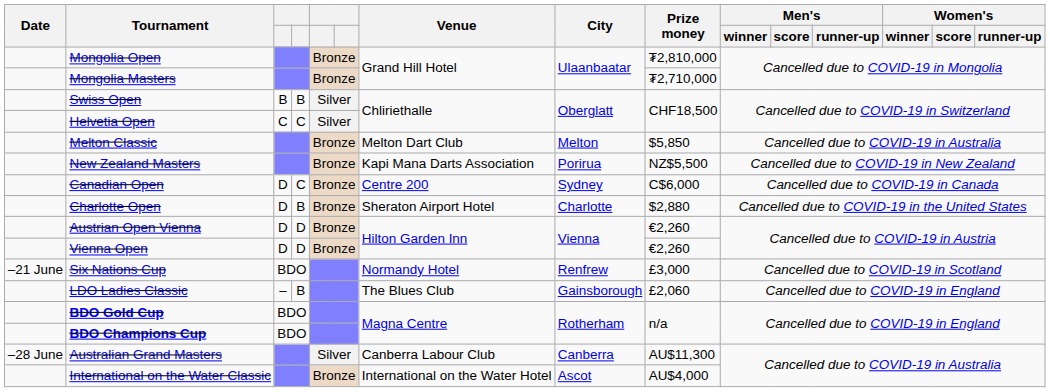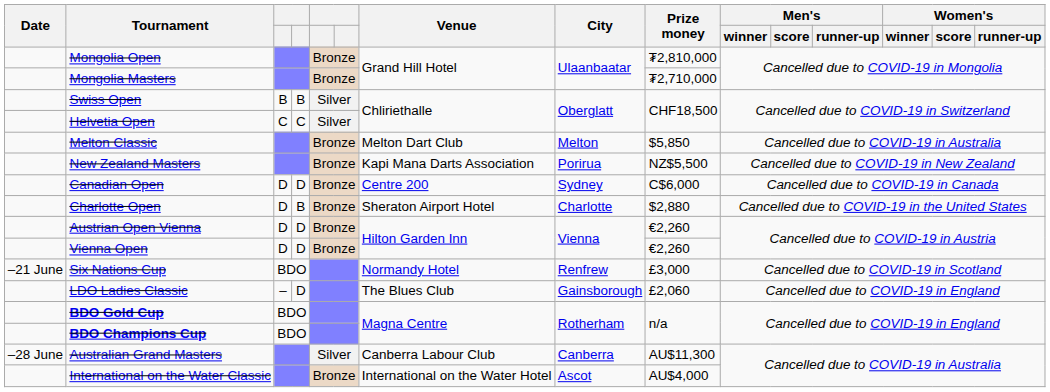(301, 184) C -> (301, 184) D
(301, 291) B -> (301, 291) D
